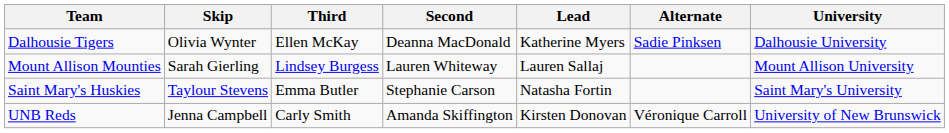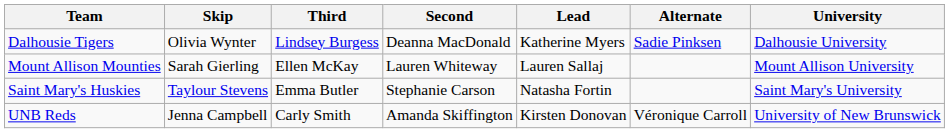(317, 41) Ellen McKay -> (327, 41) Lindsey Burgess
(327, 66) Lindsey Burgess -> (317, 66) Ellen McKay
